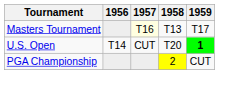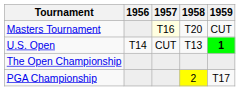(173, 29) T13 -> (193, 29) T20
(200, 29) T17 -> (221, 29) CUT
(173, 45) T20 -> (193, 45) T13
+ row: (64, 62)
(200, 62) CUT -> (221, 78) T17
